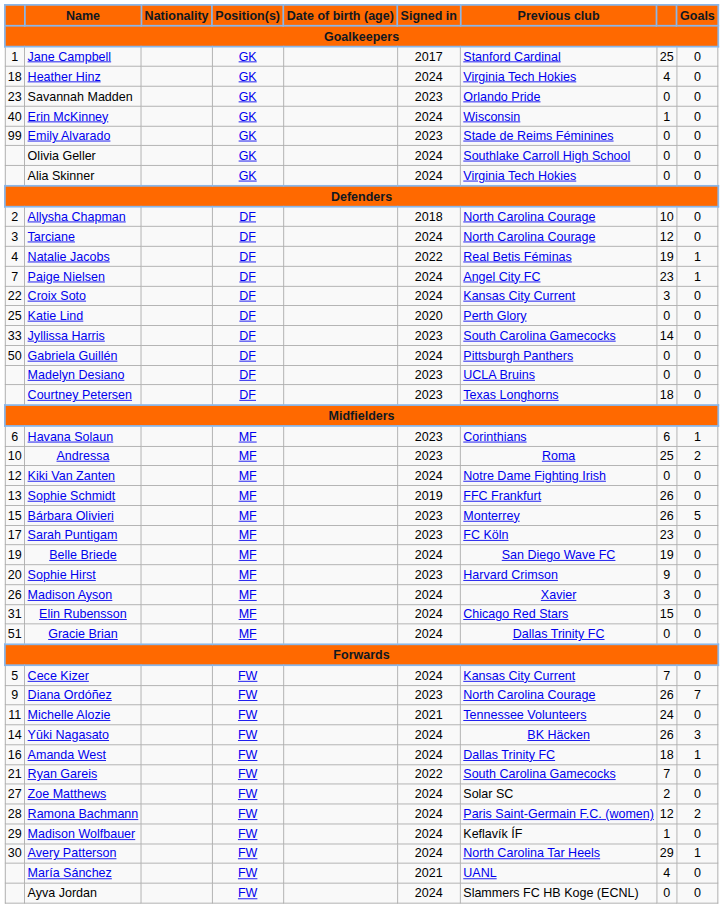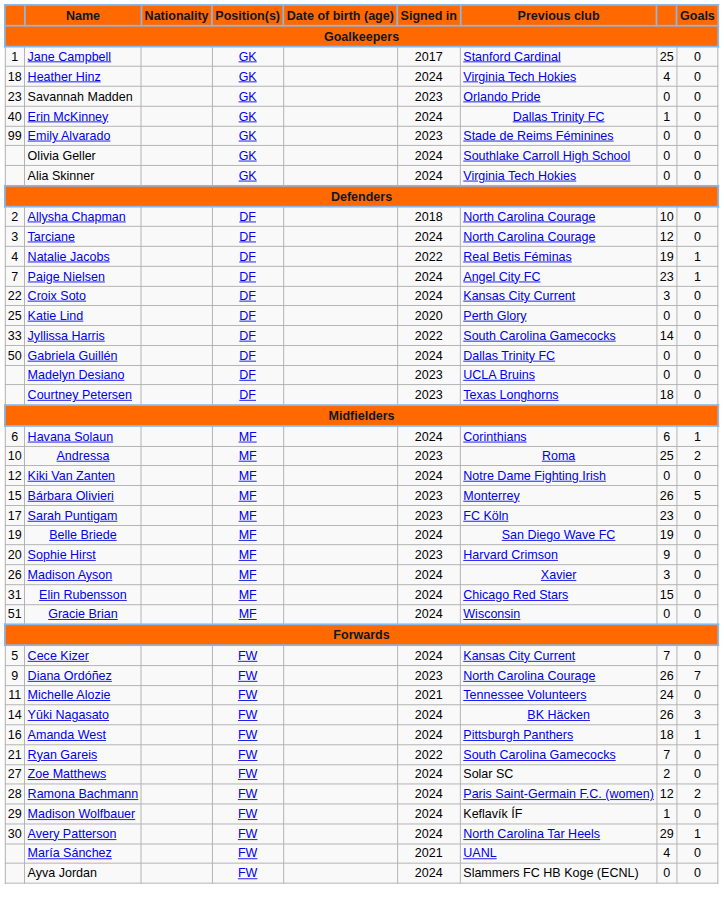(492, 116) Wisconsin -> (559, 116) Dallas Trinity FC
(429, 336) 2023 -> (429, 336) 2022
(518, 356) Pittsburgh Panthers -> (509, 356) Dallas Trinity FC
(429, 436) 2023 -> (429, 436) 2024
- row: (71, 496)
(559, 634) Dallas Trinity FC -> (492, 615) Wisconsin
(509, 755) Dallas Trinity FC -> (518, 735) Pittsburgh Panthers
